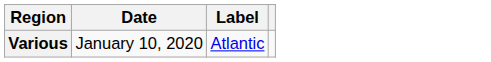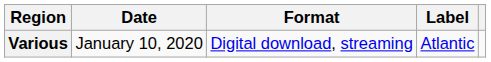+ column: (312, 17)
